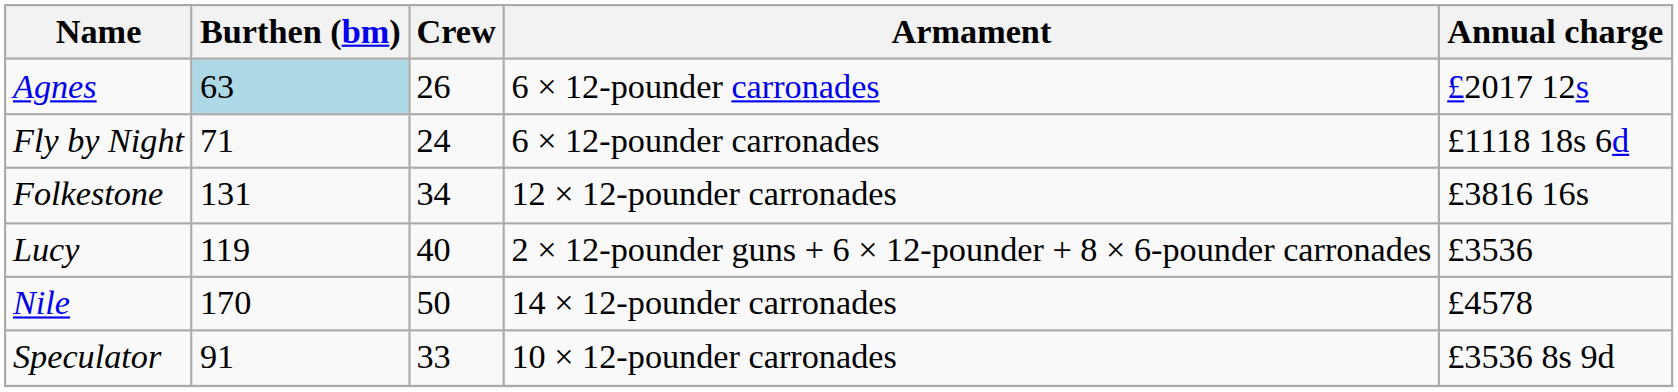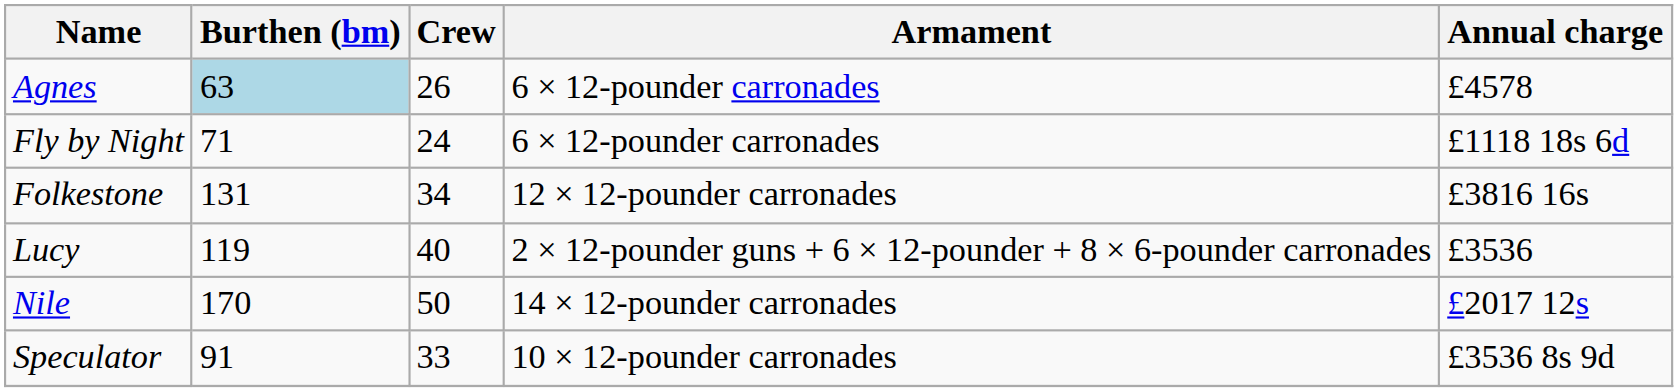(1518, 85) £2017 12s -> (1490, 85) £4578
(1490, 303) £4578 -> (1518, 303) £2017 12s
